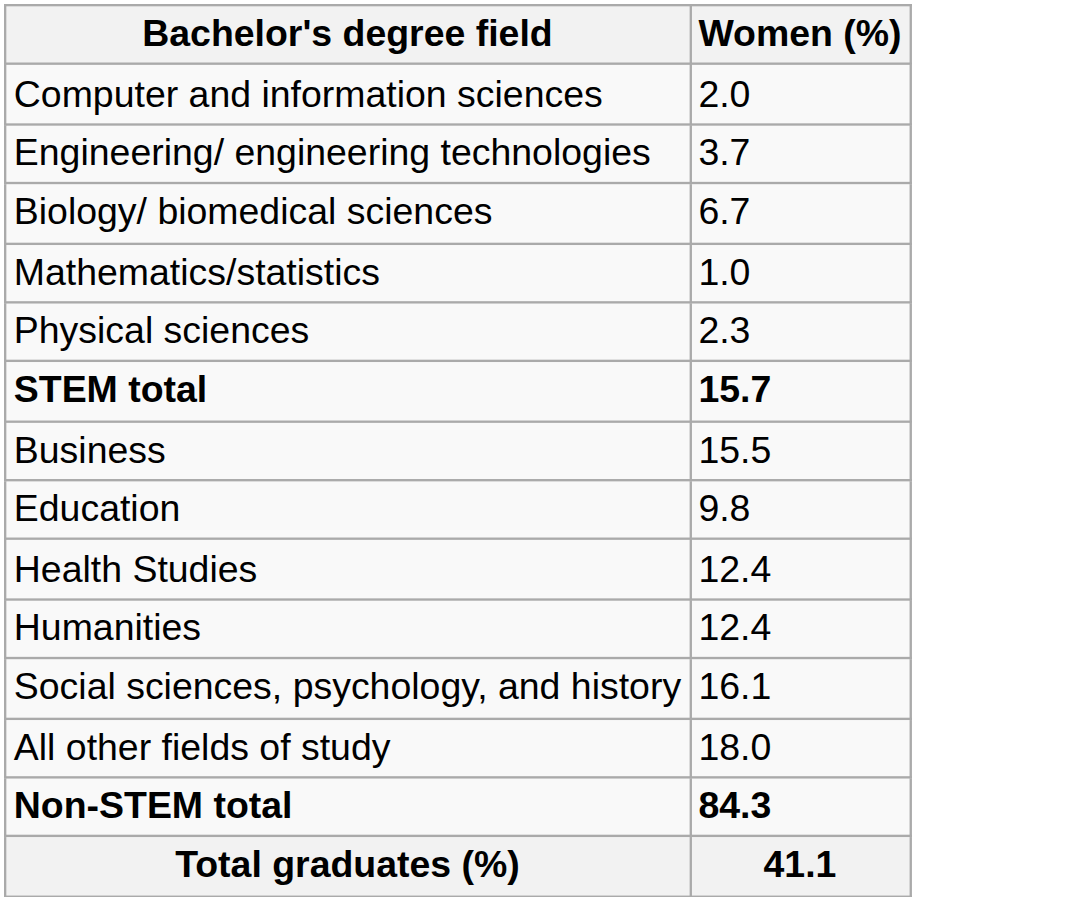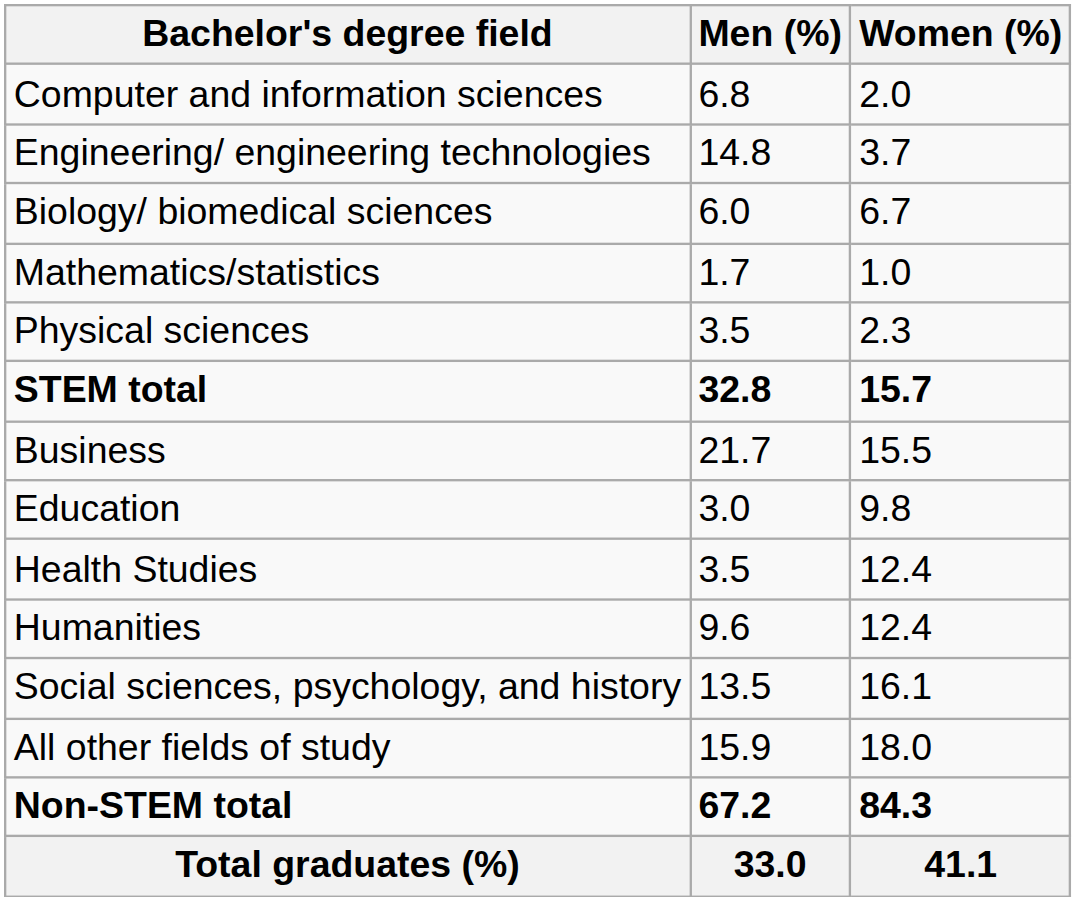+ column: (770, 34)
